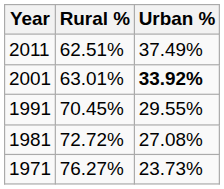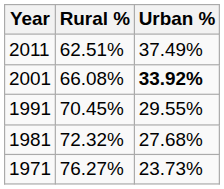(92, 79) 63.01% -> (92, 79) 66.08%
(92, 139) 72.72% -> (92, 139) 72.32%
(171, 139) 27.08% -> (171, 139) 27.68%
